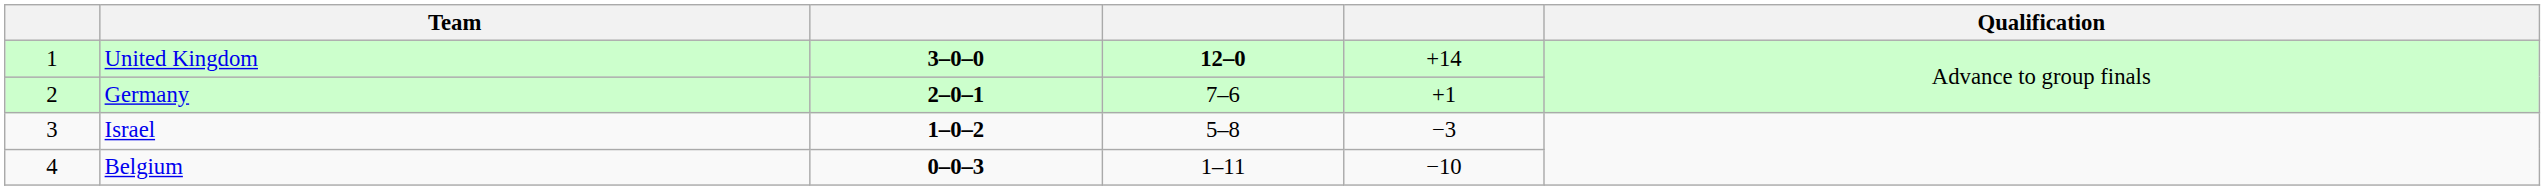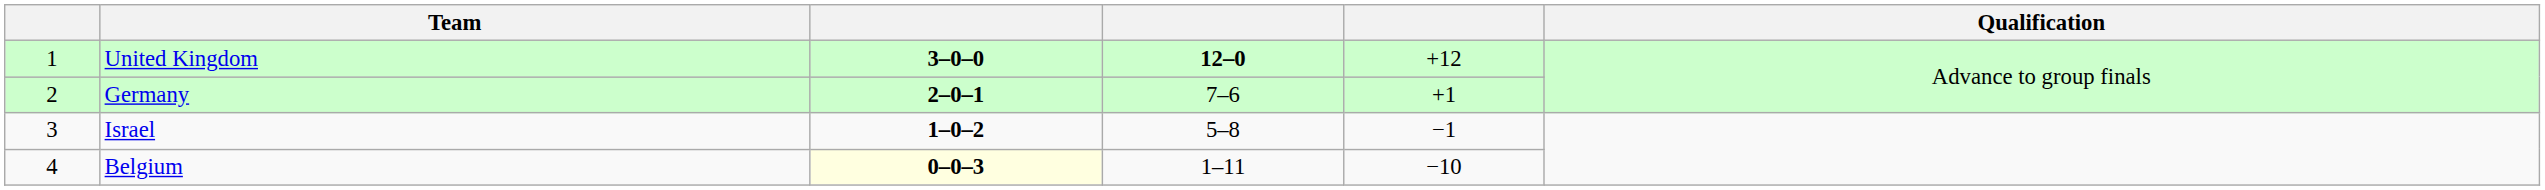(1444, 58) +14 -> (1444, 58) +12
(1444, 130) −3 -> (1444, 130) −1
(956, 166) no background -> (956, 166) lightyellow background
